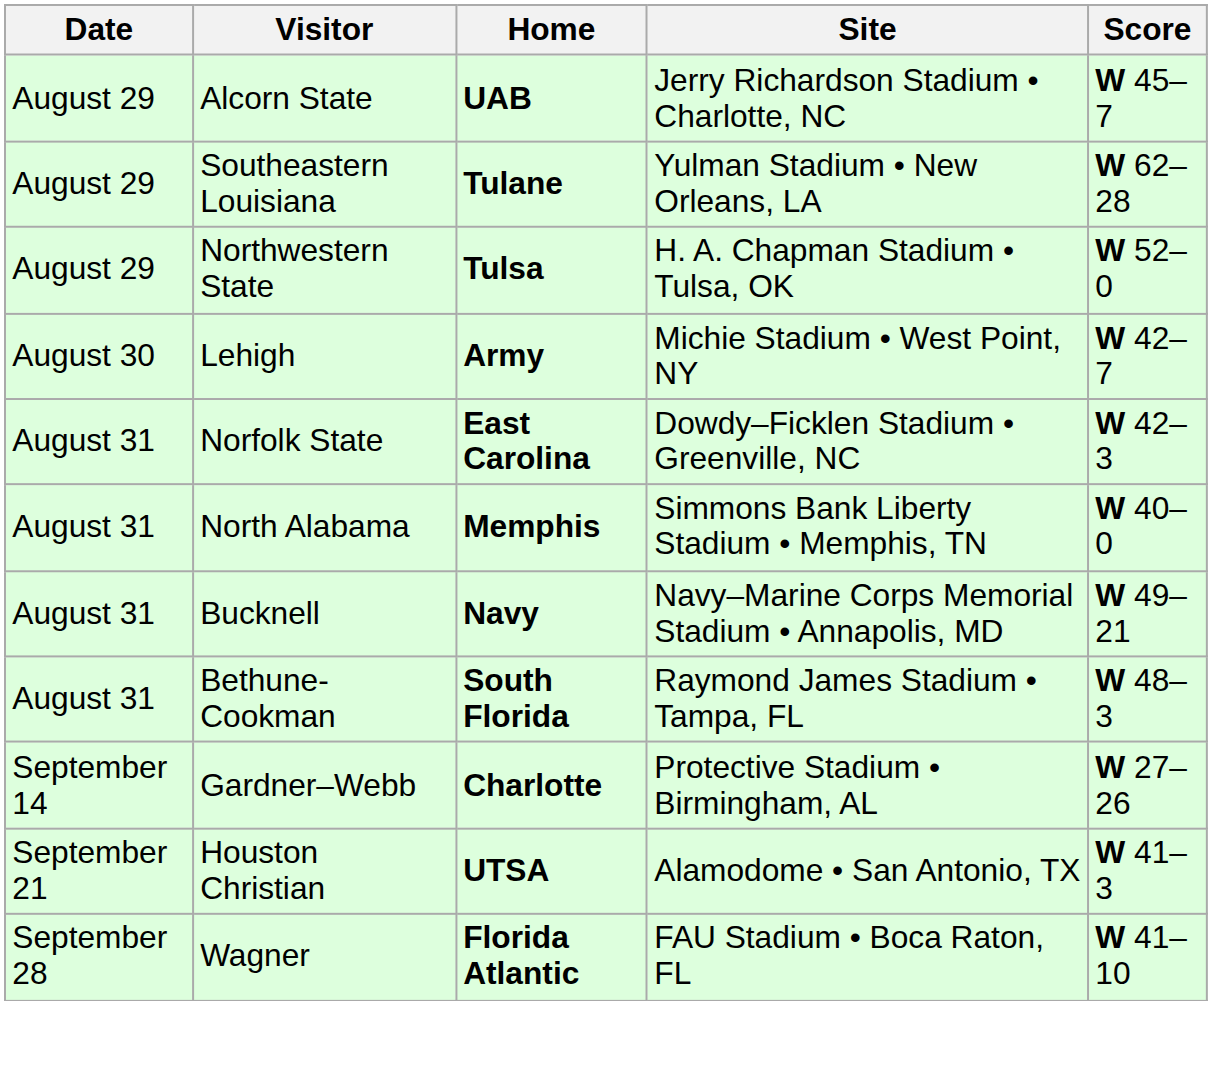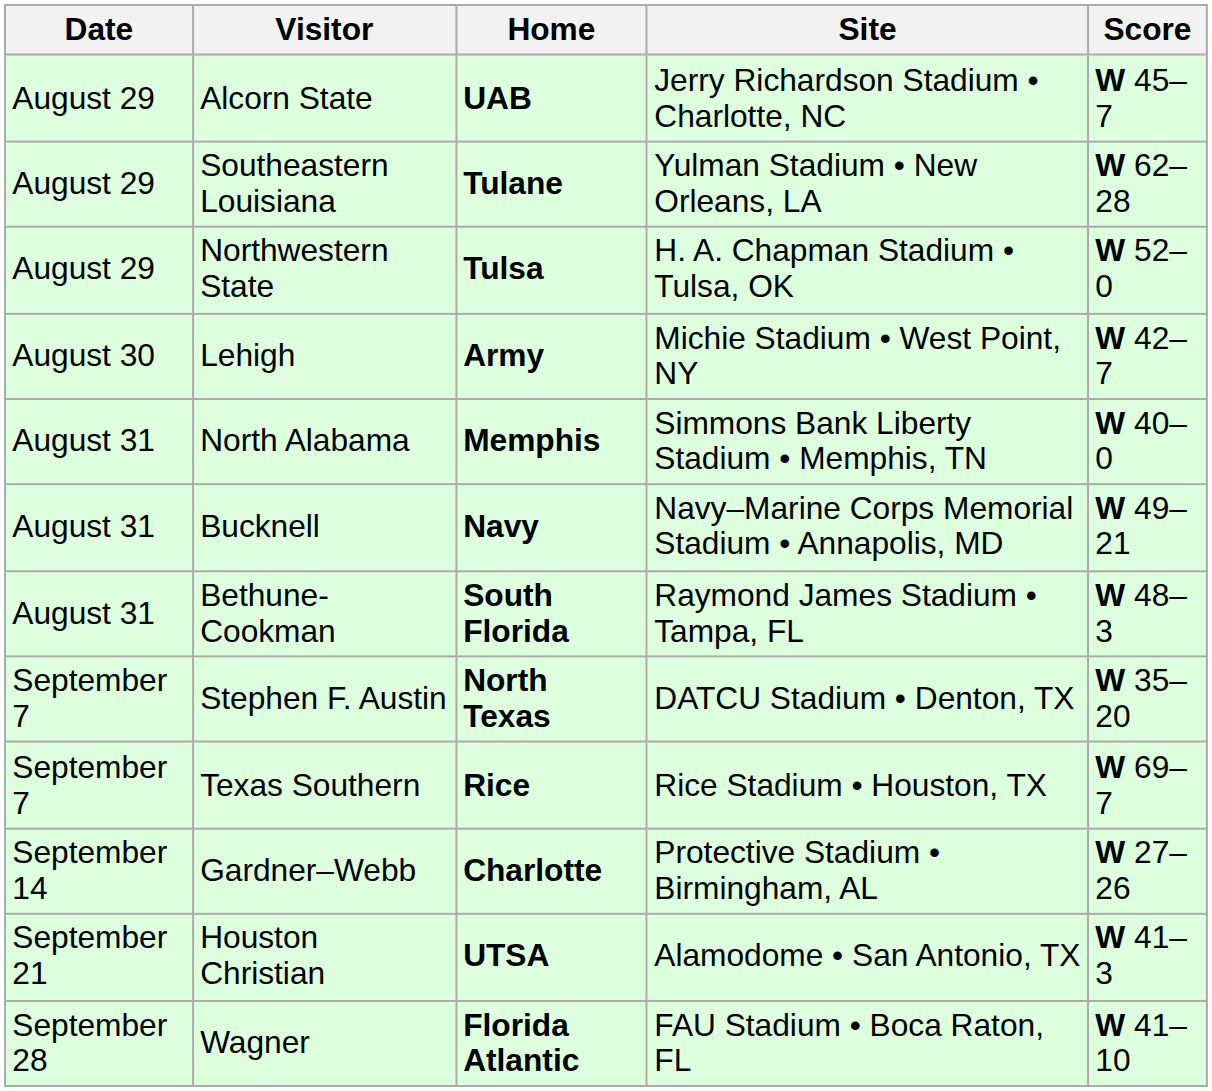- row: (292, 441)
+ row: (323, 698)
+ row: (310, 784)
